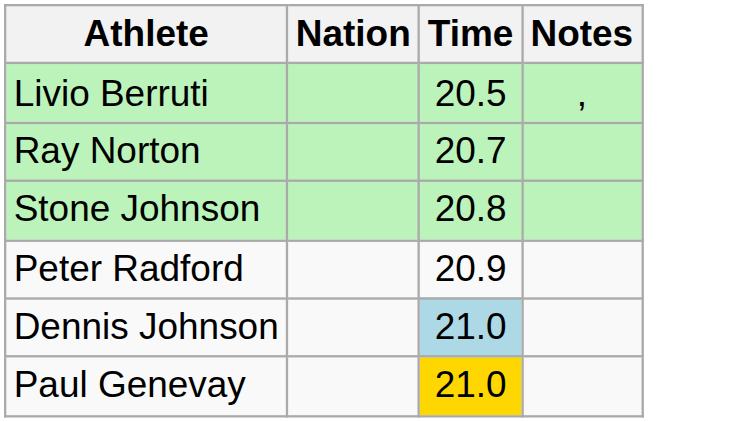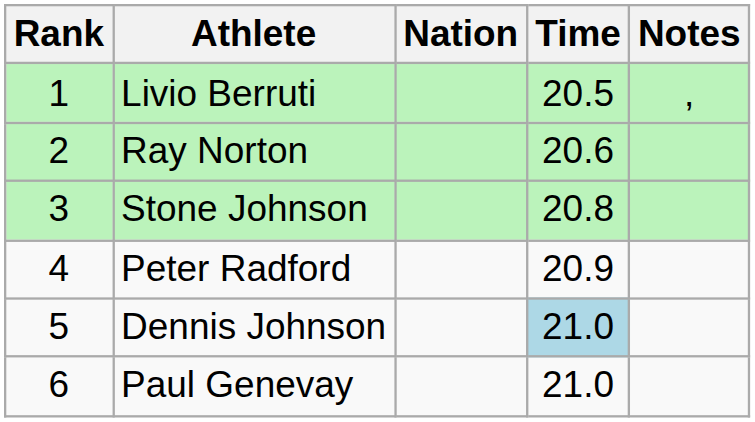+ column: (59, 33)
(471, 151) 20.7 -> (578, 151) 20.6
(471, 385) gold background -> (578, 385) no background
